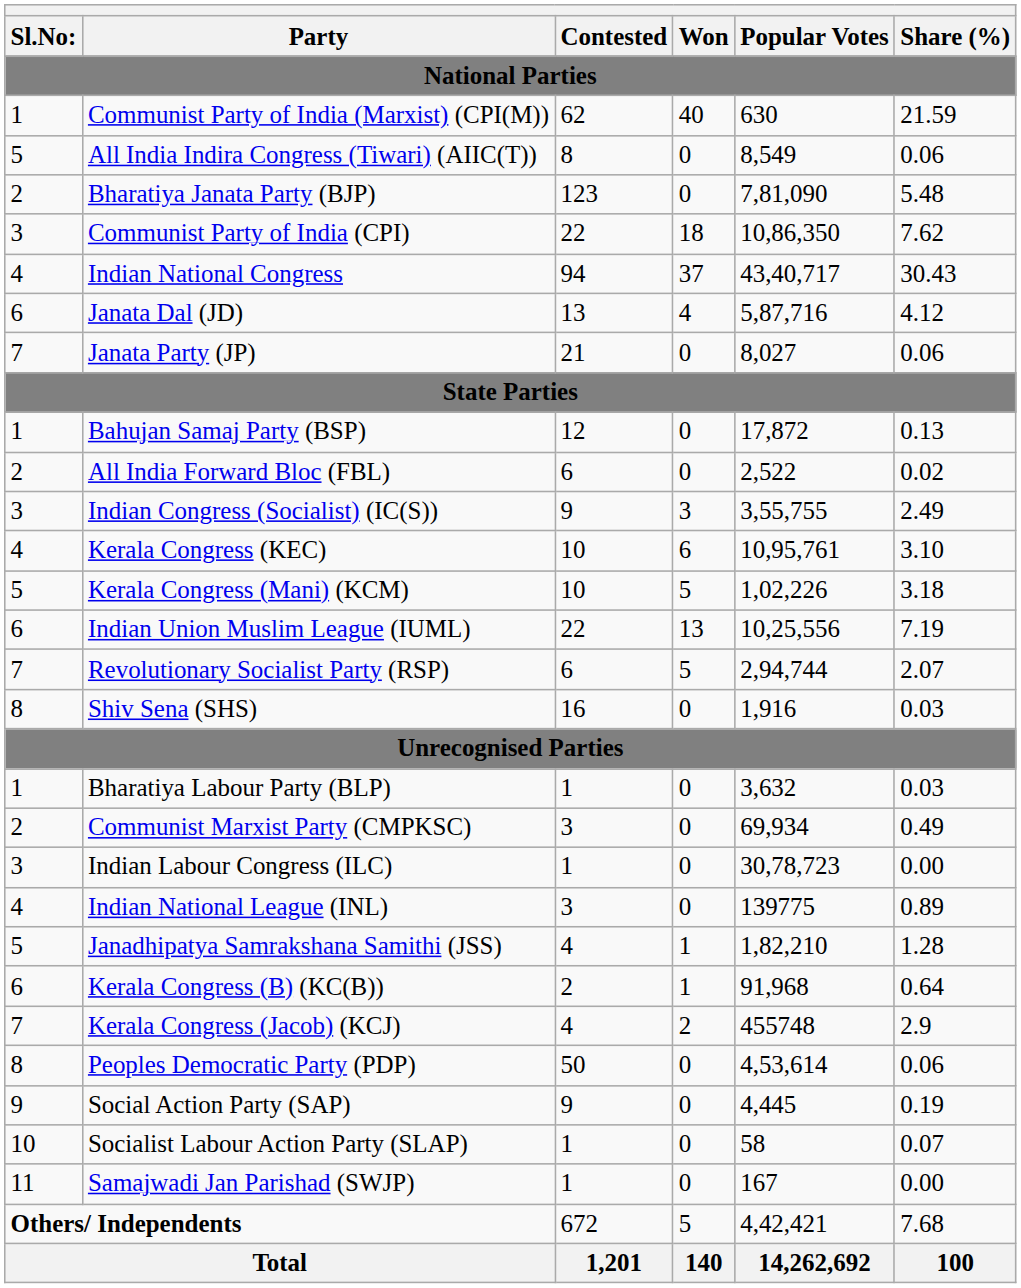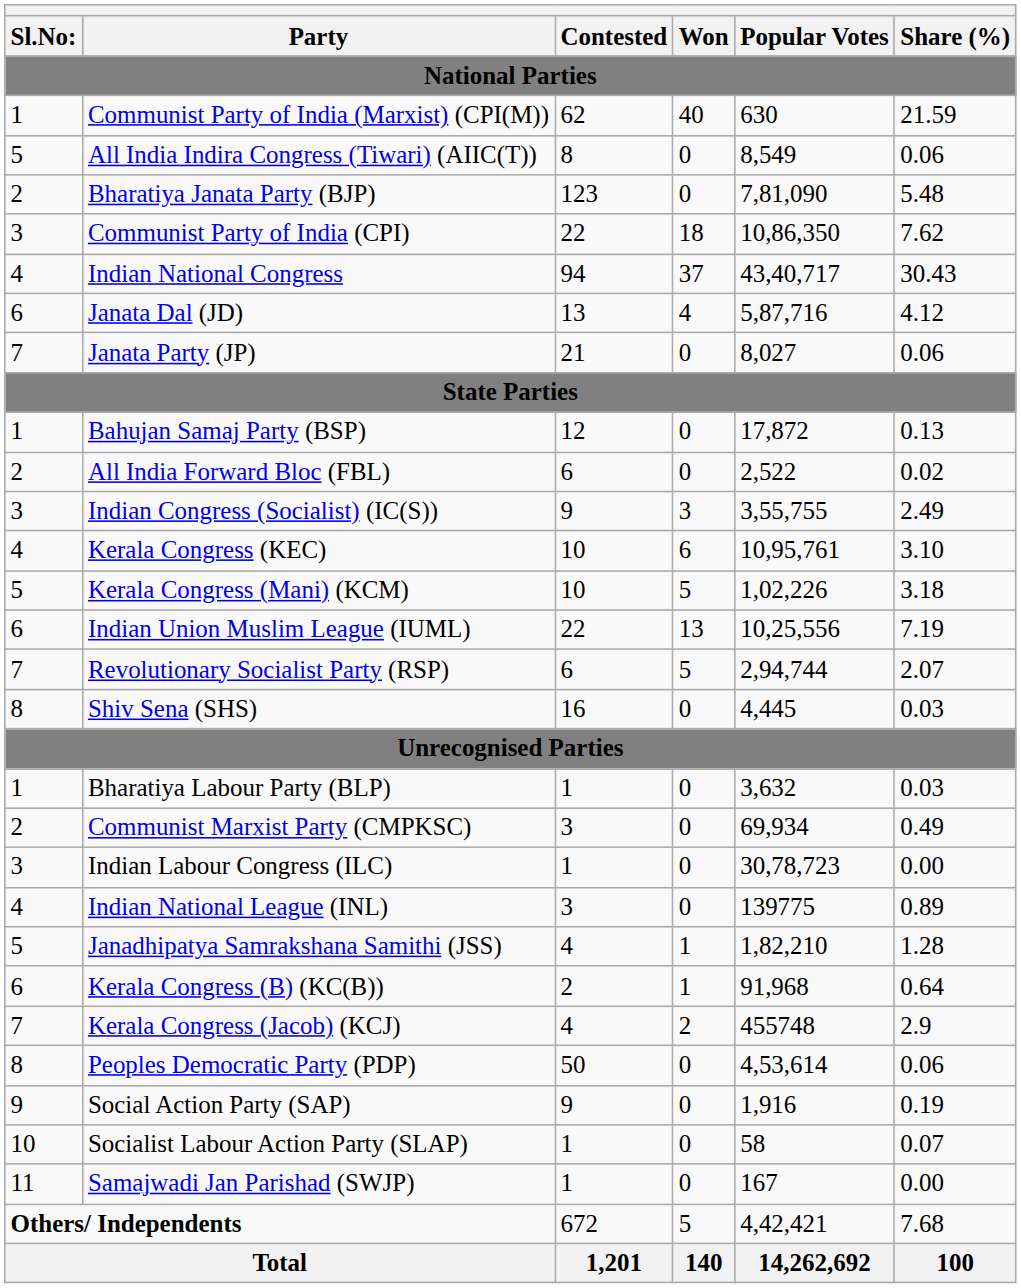(768, 708) 1,916 -> (768, 708) 4,445
(768, 1104) 4,445 -> (768, 1104) 1,916
